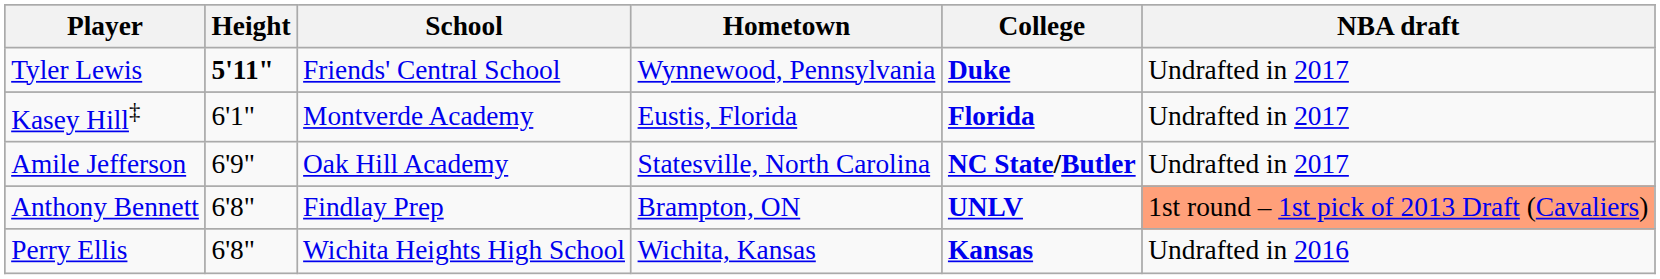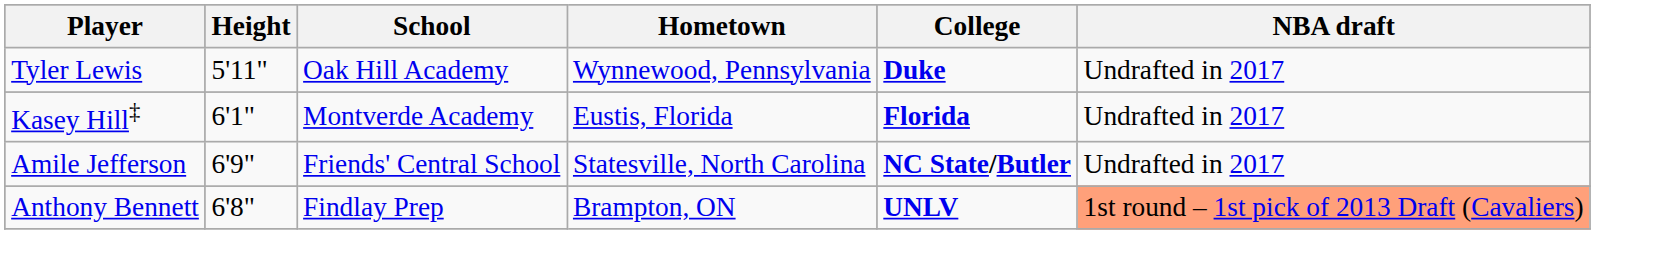(243, 69) bold -> (240, 69) normal
(432, 69) Friends' Central School -> (406, 69) Oak Hill Academy
(406, 163) Oak Hill Academy -> (432, 163) Friends' Central School
- row: (69, 250)
